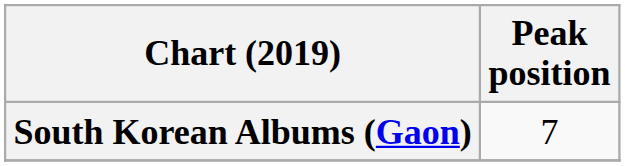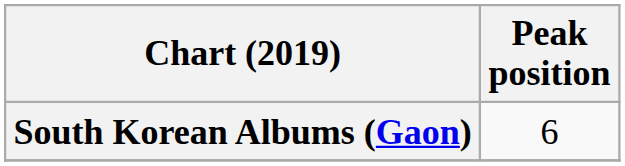(549, 130) 7 -> (549, 130) 6
